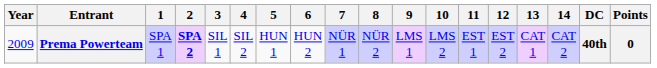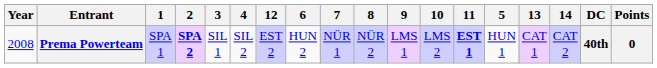columns swapped: (273, 14) <-> (503, 14)
(21, 44) 2009 -> (21, 44) 2008
(473, 44) normal -> (469, 44) bold
